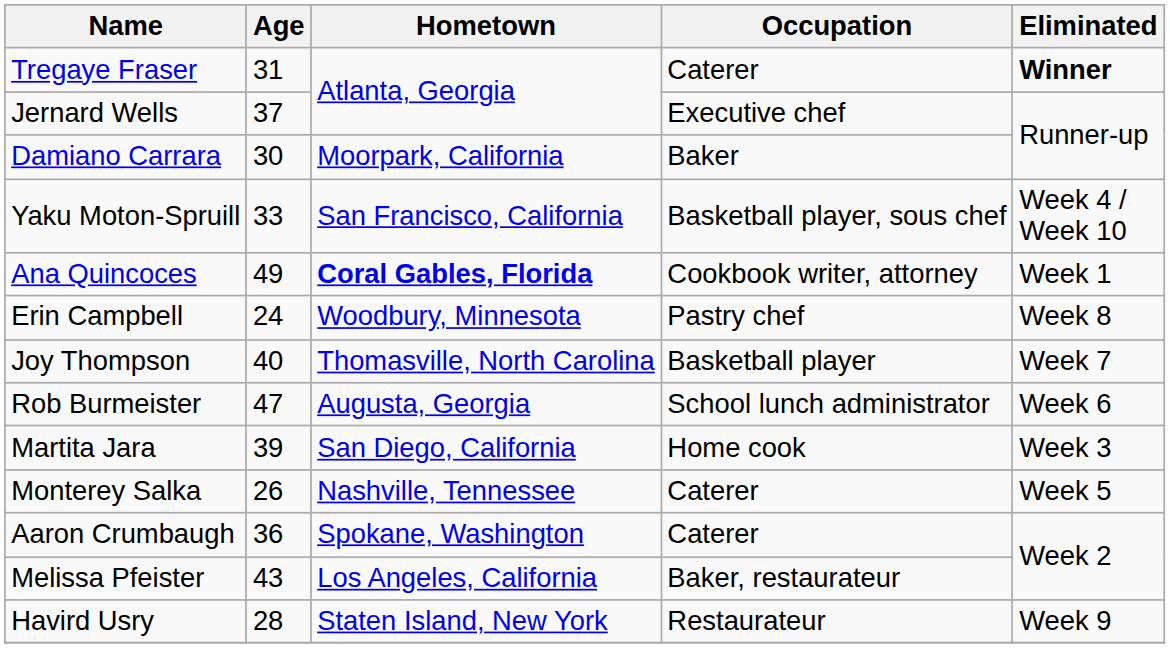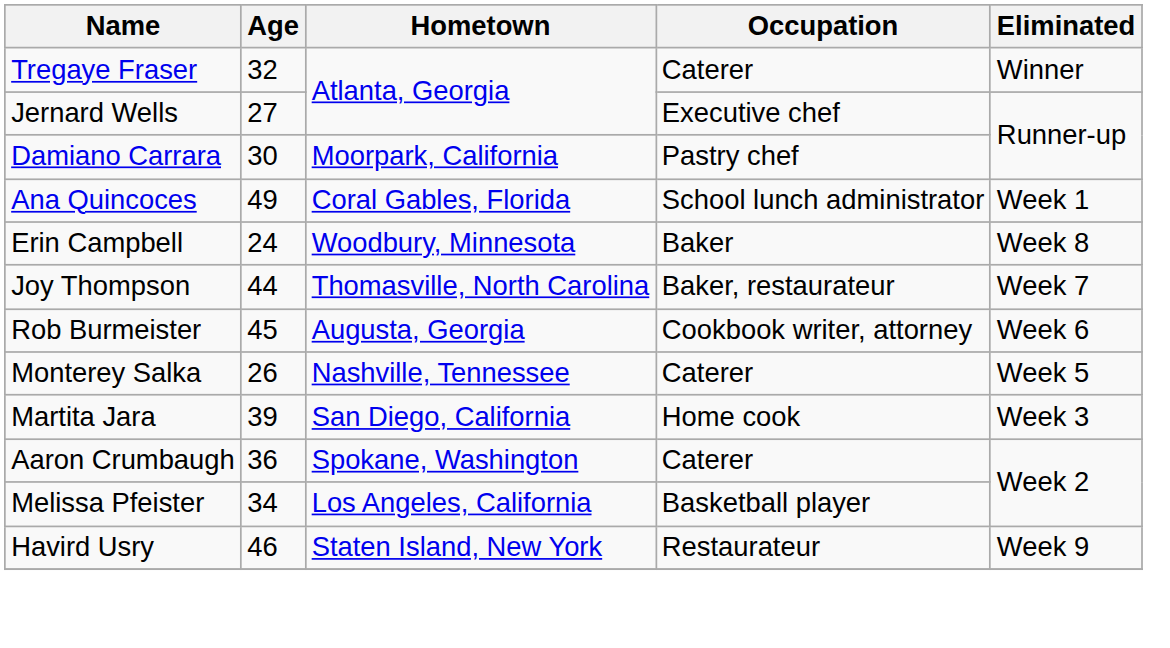(268, 69) 31 -> (263, 69) 32
(1065, 69) bold -> (1040, 69) normal
(268, 112) 37 -> (263, 112) 27
(703, 156) Baker -> (730, 156) Pastry chef
- row: (126, 215)
(455, 273) bold -> (441, 199) normal
(822, 273) Cookbook writer, attorney -> (823, 199) School lunch administrator
(736, 317) Pastry chef -> (698, 243) Baker
(268, 360) 40 -> (263, 286) 44
(772, 360) Basketball player -> (778, 286) Baker, restaurateur
(268, 404) 47 -> (263, 329) 45
(829, 404) School lunch administrator -> (817, 329) Cookbook writer, attorney
rows swapped: (106, 490) <-> (83, 447)
(268, 577) 43 -> (263, 503) 34
(784, 577) Baker, restaurateur -> (766, 503) Basketball player
(268, 621) 28 -> (263, 546) 46
